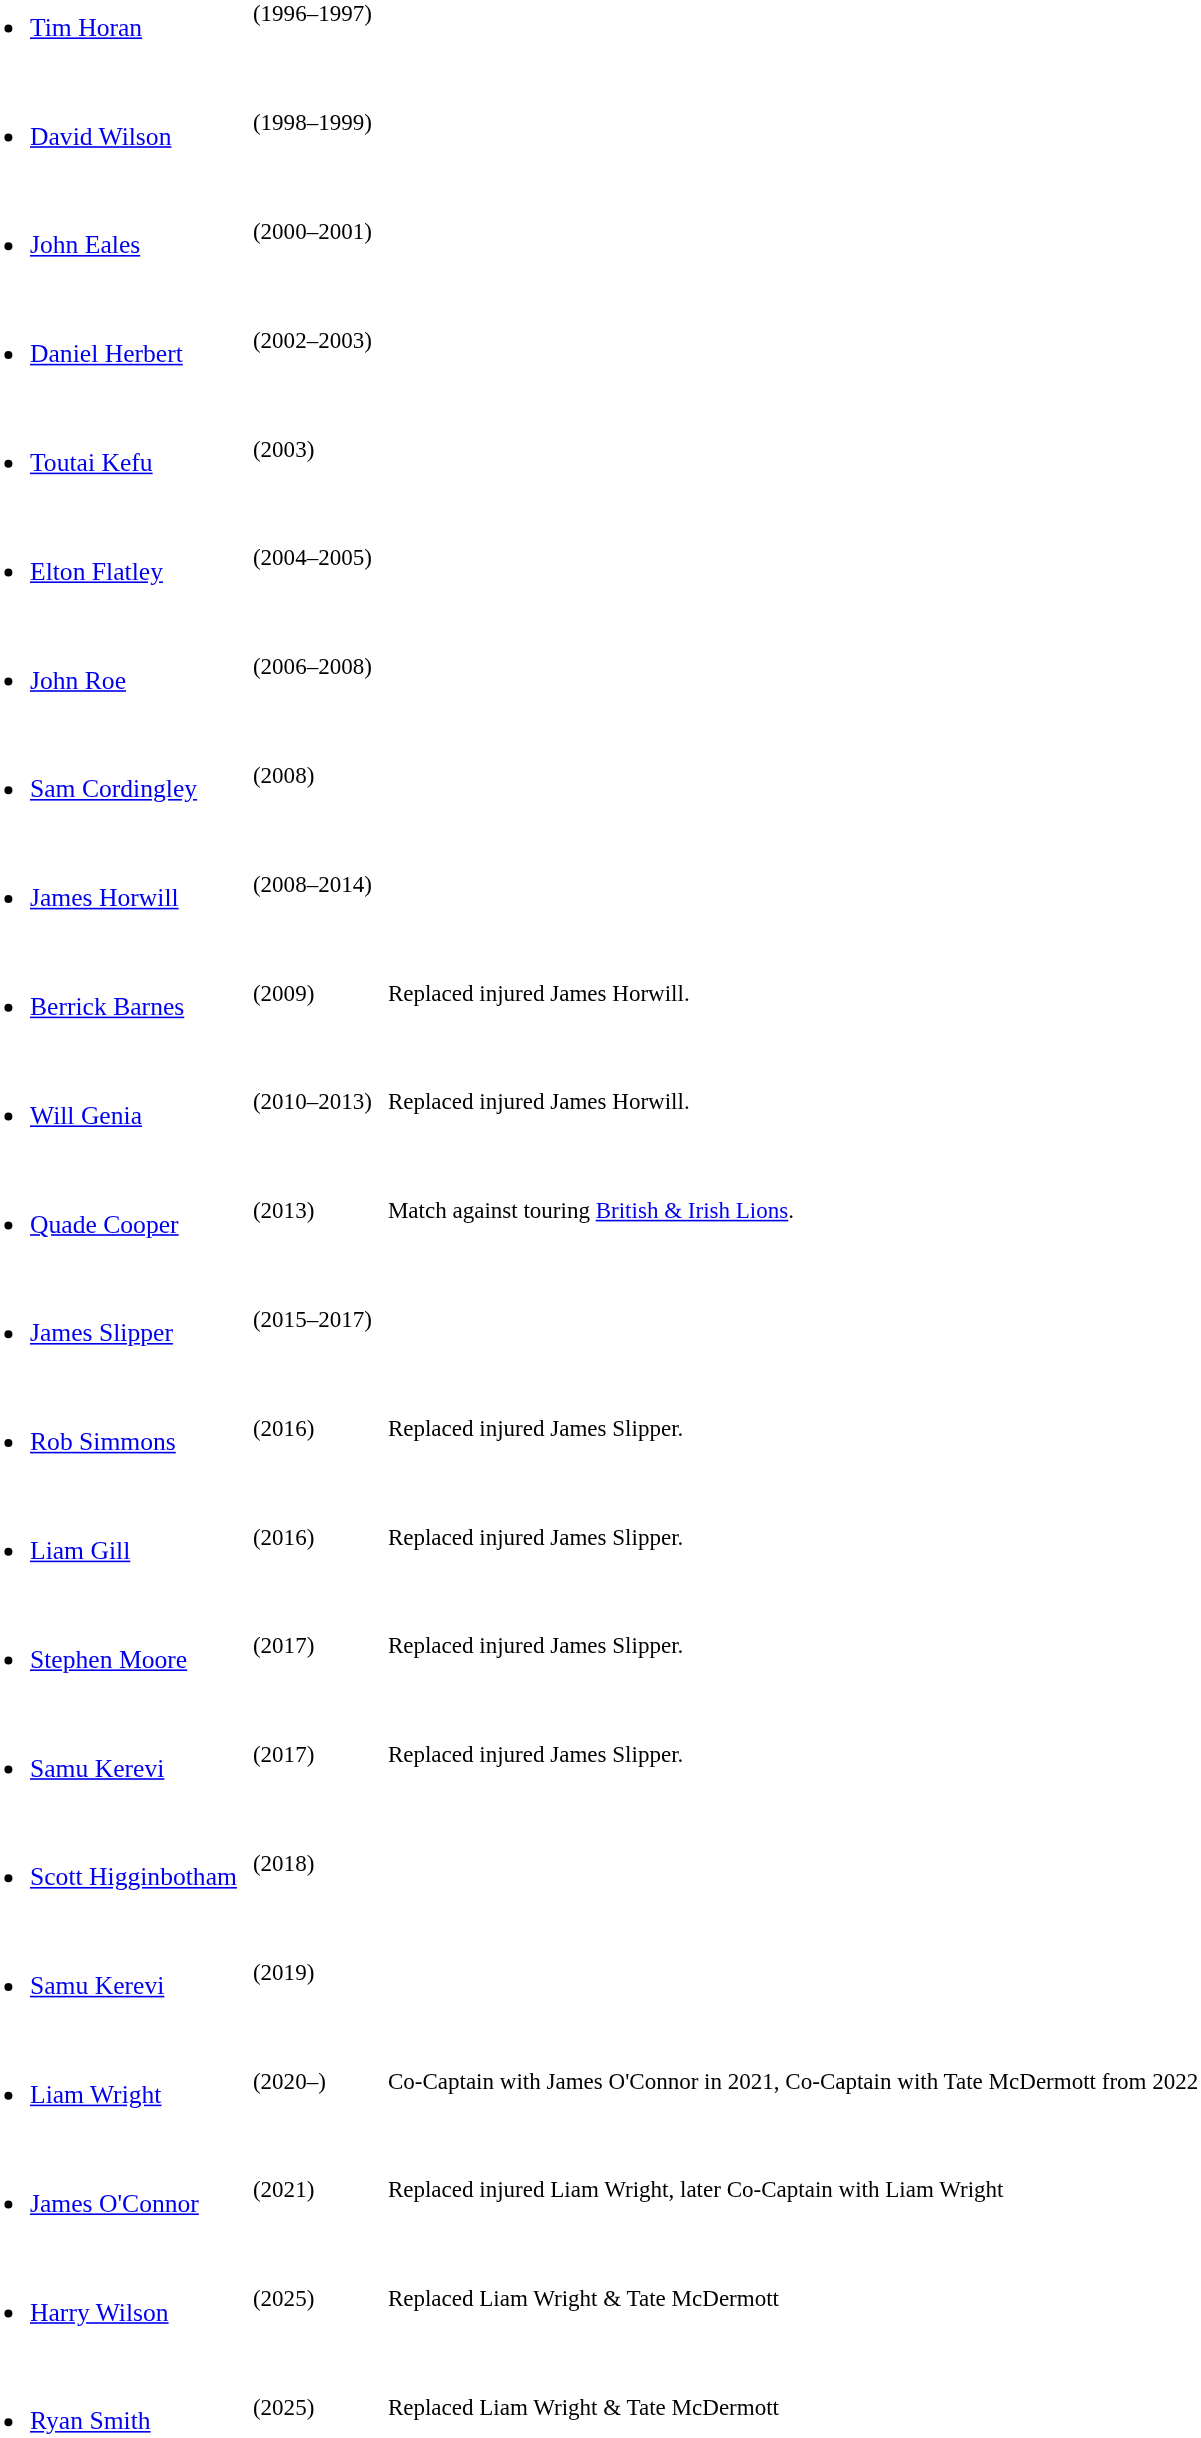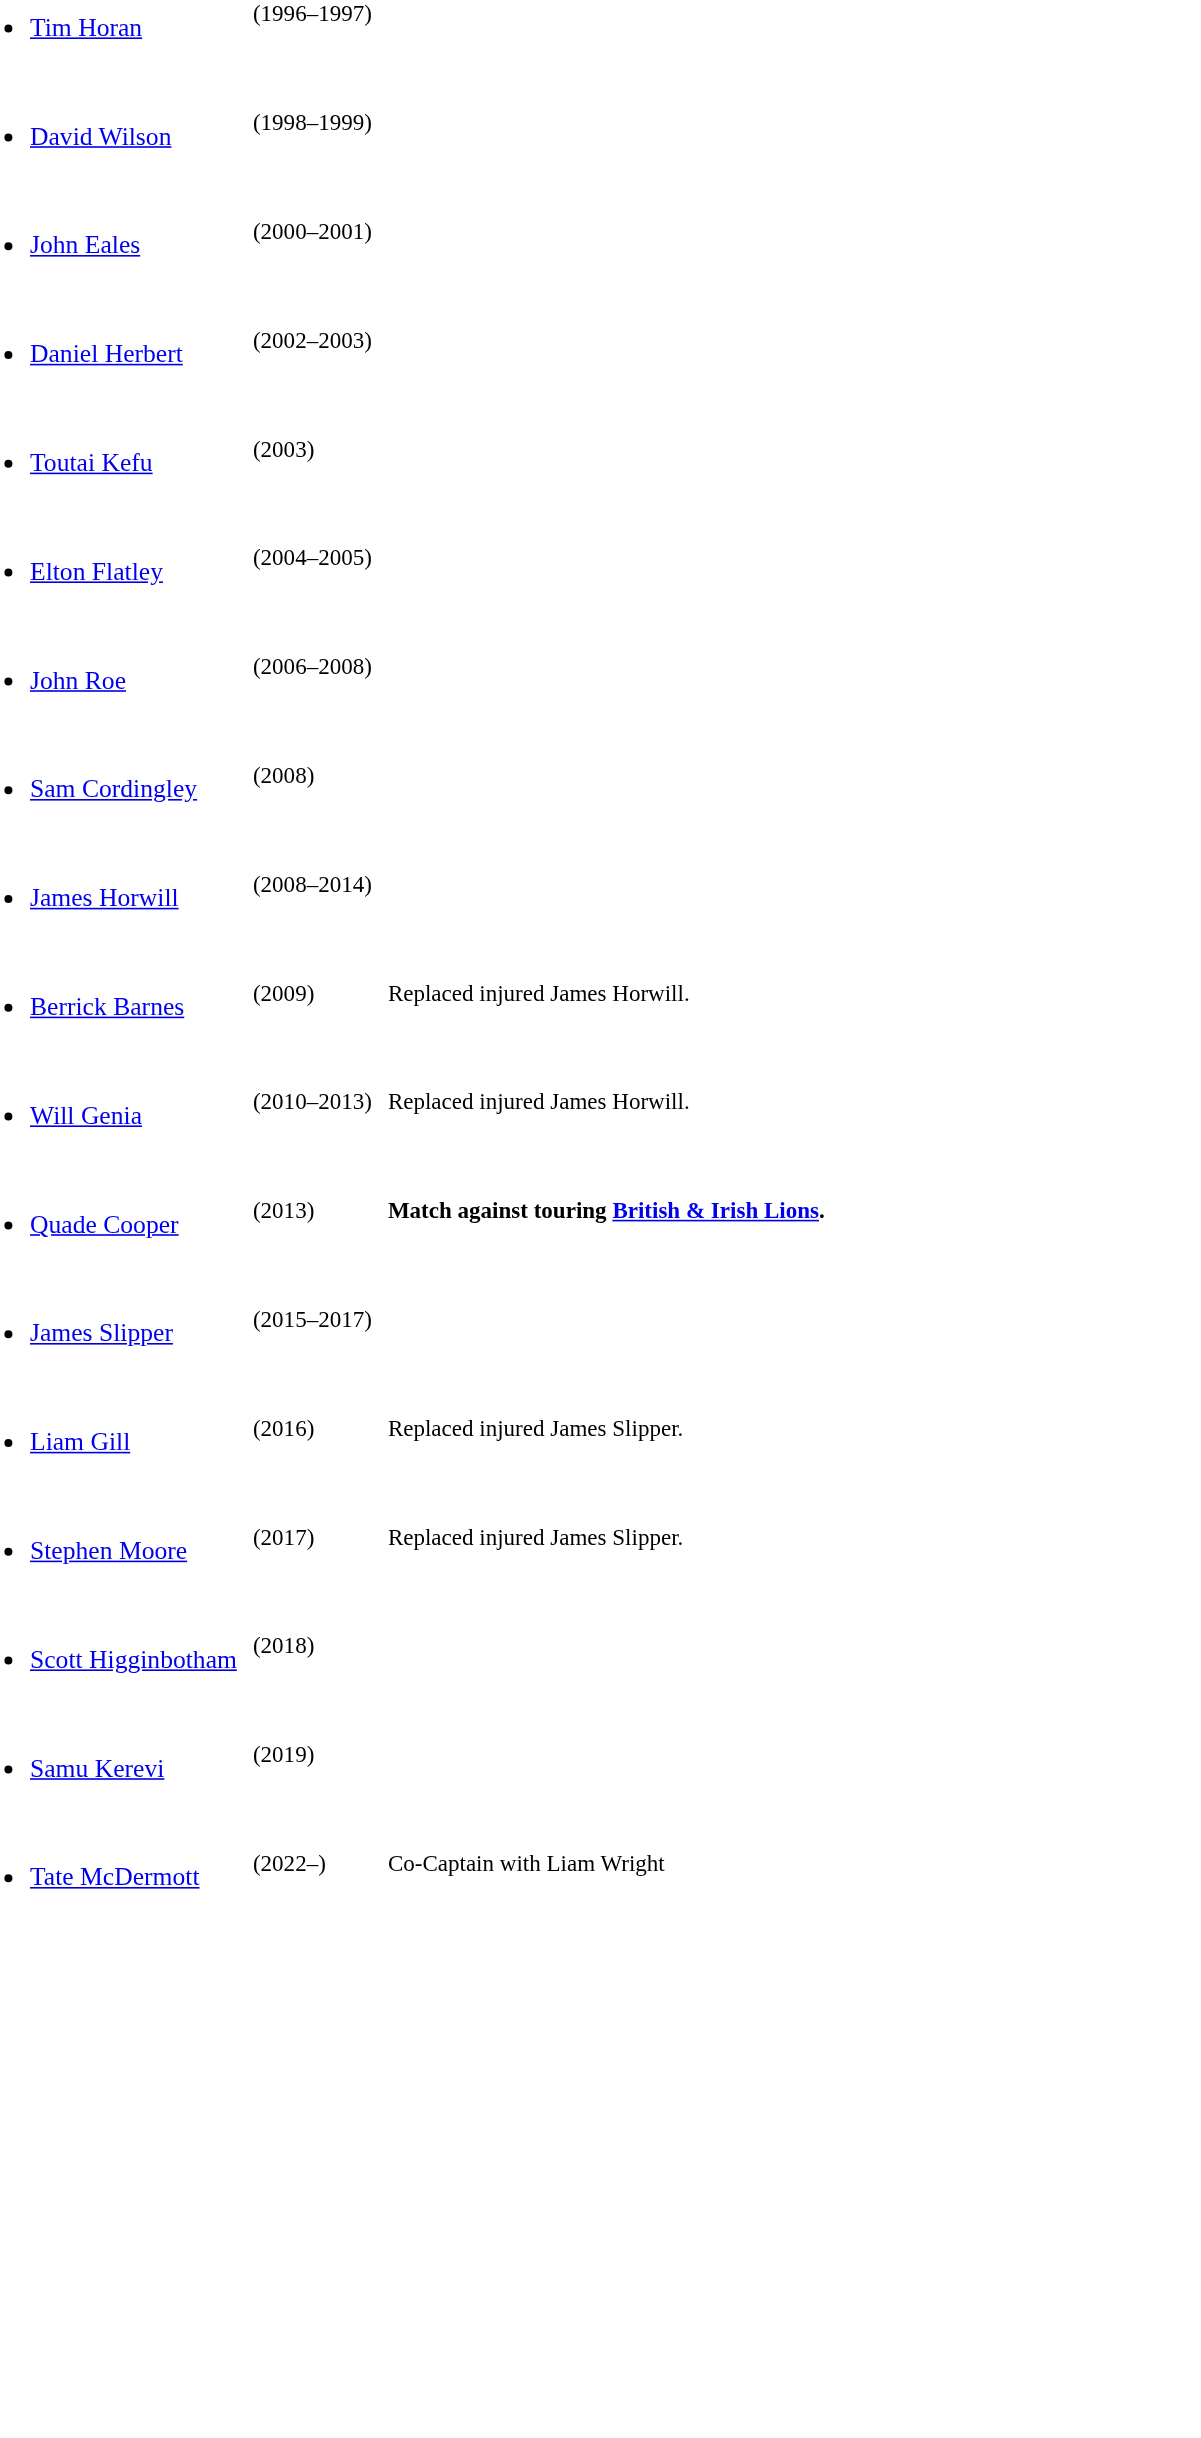(591, 1209) normal -> (606, 1209) bold
- row: (101, 1442)
- row: (101, 1769)
- row: (101, 2095)
- row: (101, 2204)
+ row: (101, 1877)
- row: (101, 2313)
- row: (101, 2421)
